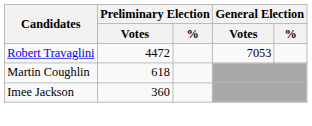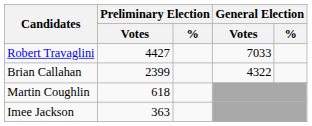(158, 53) 4472 -> (158, 53) 4427
(259, 53) 7053 -> (259, 53) 7033
+ row: (44, 72)
(161, 92) 360 -> (161, 111) 363
